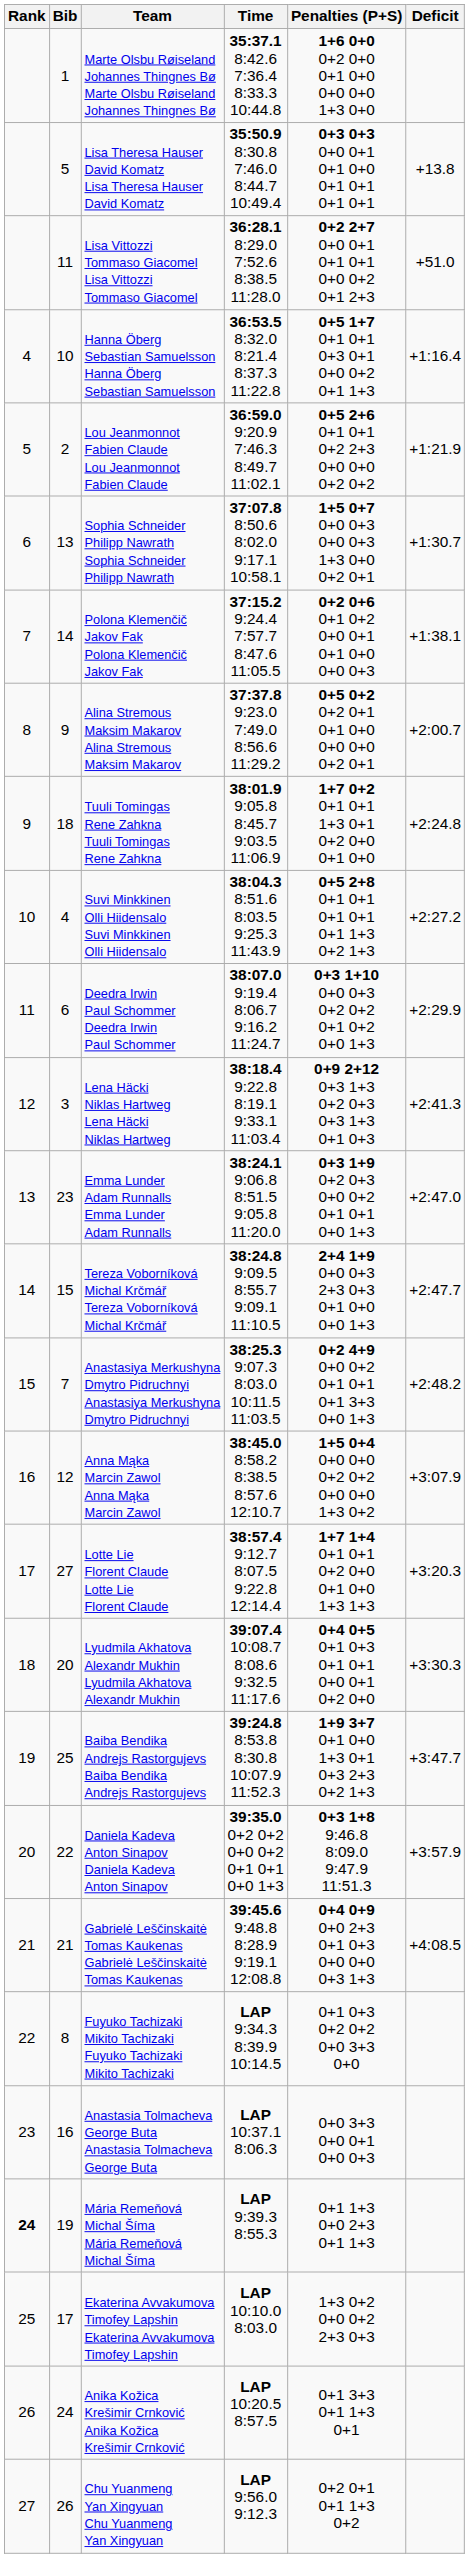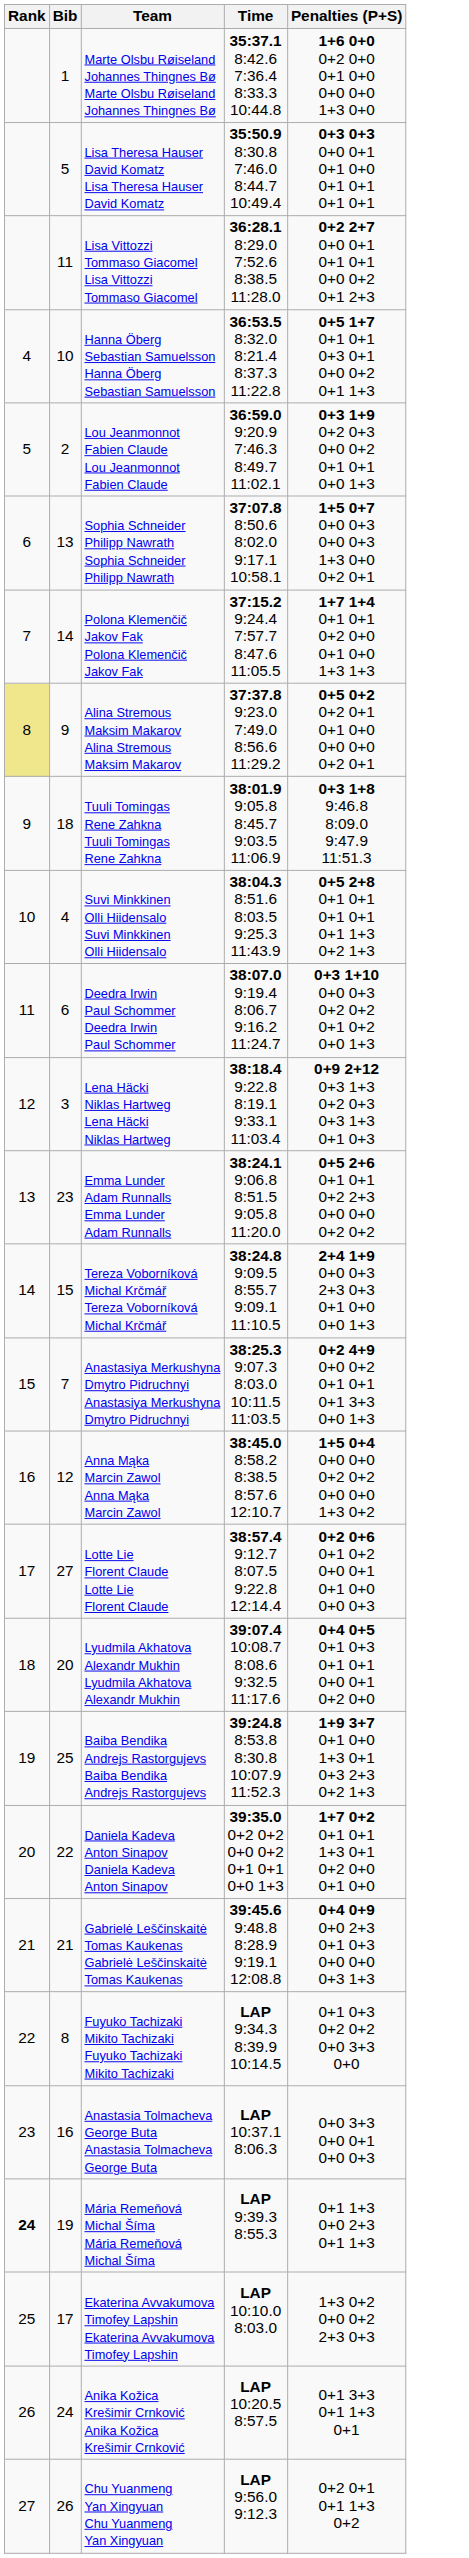- column: (435, 16)
(347, 449) 0+5 2+6 0+1 0+1 0+2 2+3 0+0 0+0 0+2 0+2 -> (347, 449) 0+3 1+9 0+2 0+3 0+0 0+2 0+1 0+1 0+0 1+3
(347, 636) 0+2 0+6 0+1 0+2 0+0 0+1 0+1 0+0 0+0 0+3 -> (347, 636) 1+7 1+4 0+1 0+1 0+2 0+0 0+1 0+0 1+3 1+3
(27, 729) no background -> (27, 729) khaki background
(347, 823) 1+7 0+2 0+1 0+1 1+3 0+1 0+2 0+0 0+1 0+0 -> (347, 823) 0+3 1+8 9:46.8 8:09.0 9:47.9 11:51.3
(347, 1197) 0+3 1+9 0+2 0+3 0+0 0+2 0+1 0+1 0+0 1+3 -> (347, 1197) 0+5 2+6 0+1 0+1 0+2 2+3 0+0 0+0 0+2 0+2
(347, 1571) 1+7 1+4 0+1 0+1 0+2 0+0 0+1 0+0 1+3 1+3 -> (347, 1571) 0+2 0+6 0+1 0+2 0+0 0+1 0+1 0+0 0+0 0+3
(347, 1851) 0+3 1+8 9:46.8 8:09.0 9:47.9 11:51.3 -> (347, 1851) 1+7 0+2 0+1 0+1 1+3 0+1 0+2 0+0 0+1 0+0
